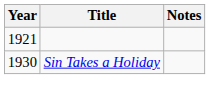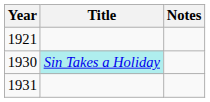(102, 62) no background -> (102, 62) paleturquoise background
+ row: (22, 85)
